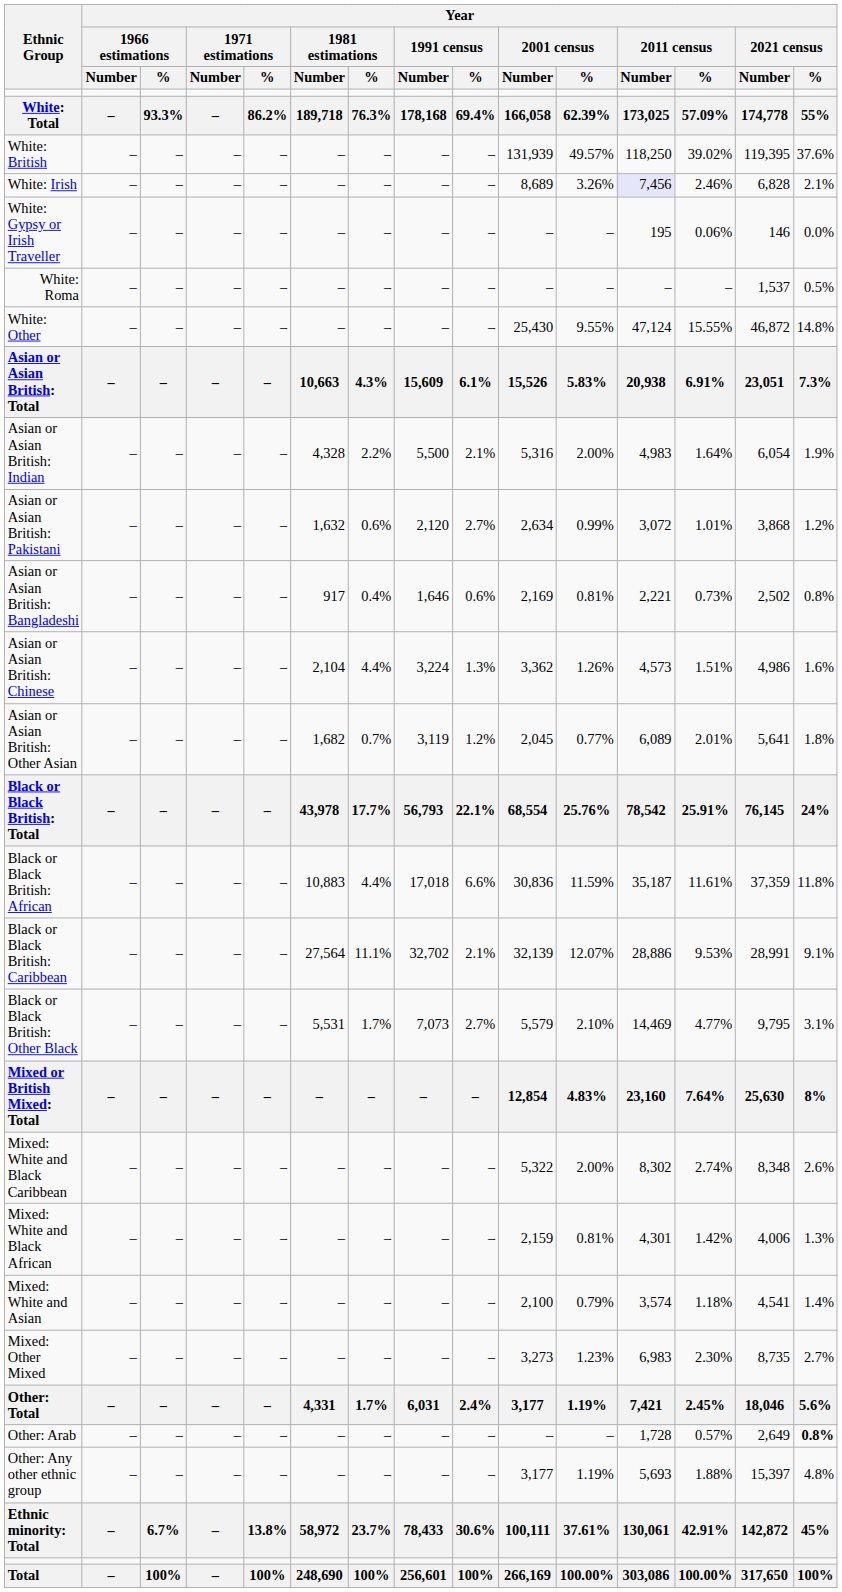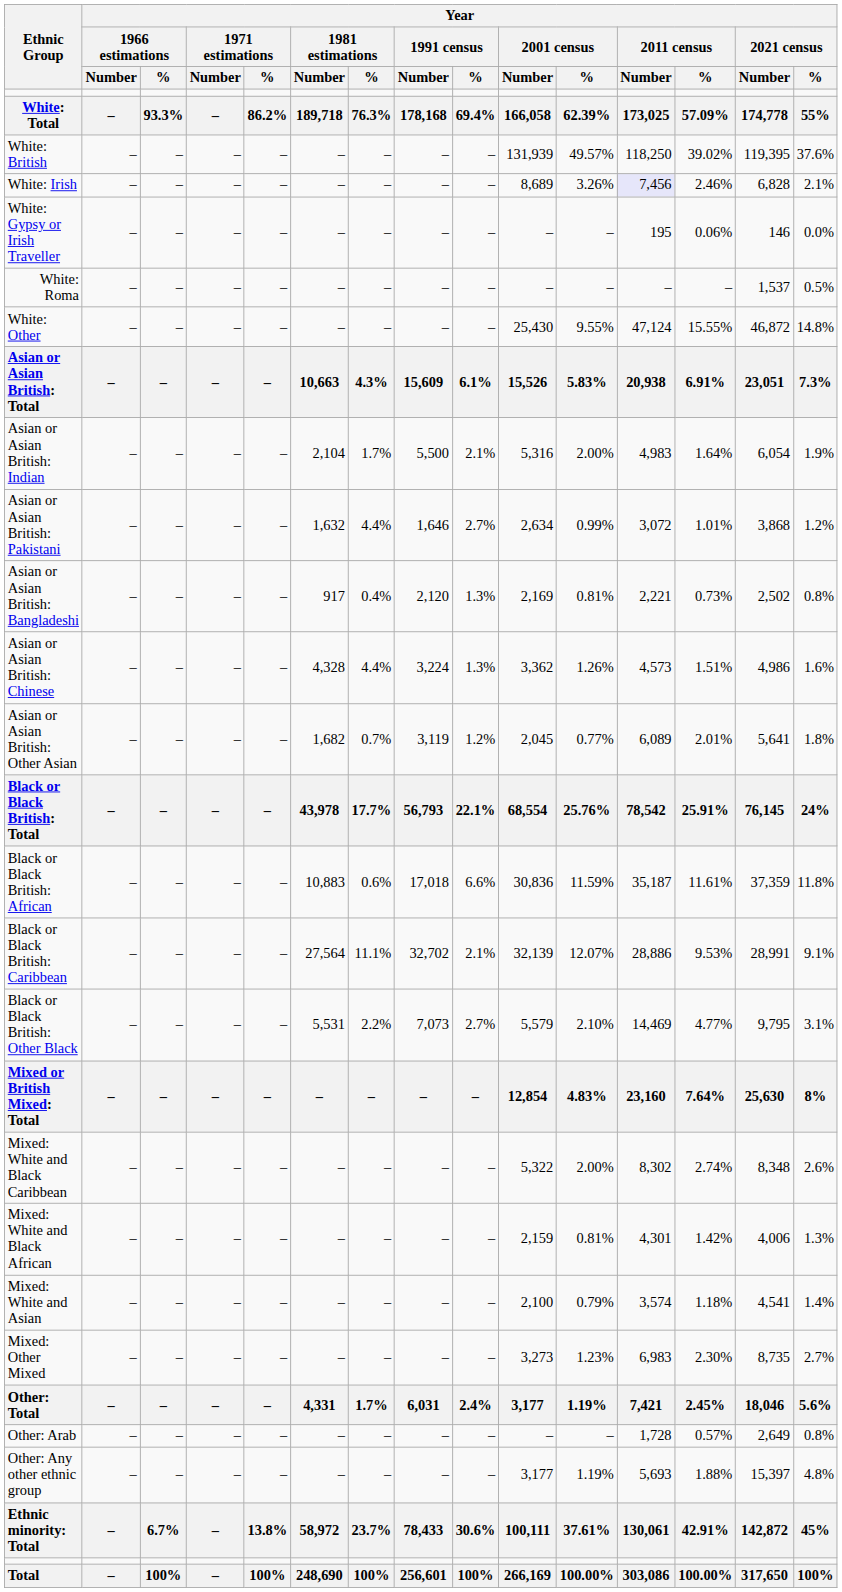(329, 453) 4,328 -> (329, 453) 2,104
(376, 453) 2.2% -> (376, 453) 1.7%
(376, 524) 0.6% -> (376, 524) 4.4%
(433, 524) 2,120 -> (433, 524) 1,646
(433, 596) 1,646 -> (433, 596) 2,120
(480, 596) 0.6% -> (480, 596) 1.3%
(329, 667) 2,104 -> (329, 667) 4,328
(376, 882) 4.4% -> (376, 882) 0.6%
(376, 1024) 1.7% -> (376, 1024) 2.2%
(818, 1435) bold -> (819, 1435) normal
